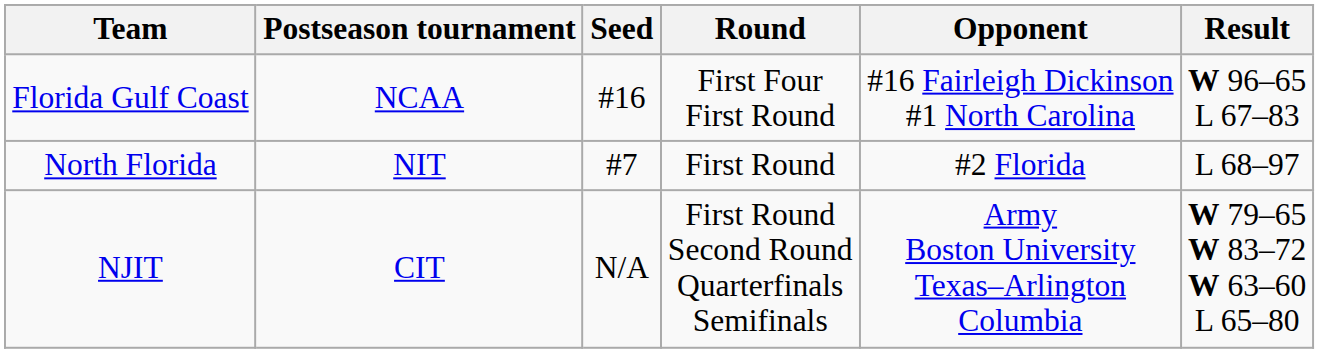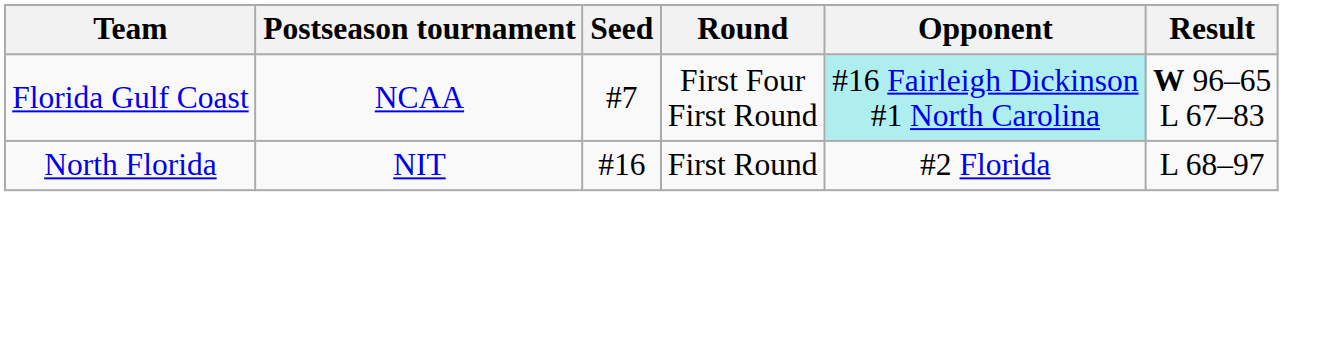(622, 97) #16 -> (622, 97) #7
(1020, 97) no background -> (985, 97) paleturquoise background
(622, 164) #7 -> (622, 164) #16
- row: (130, 268)
